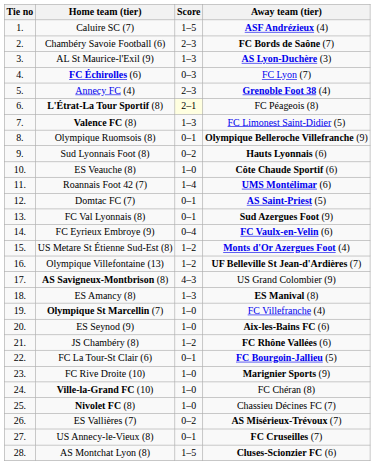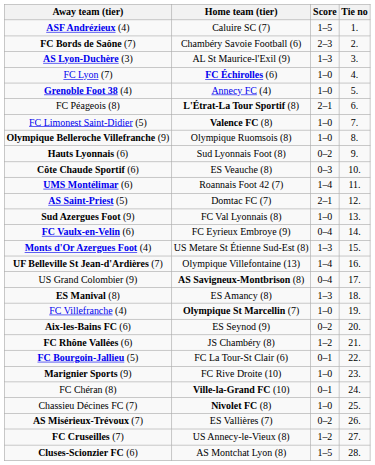columns swapped: (20, 12) <-> (286, 12)
(189, 75) 0–3 -> (325, 75) 1–0
(189, 91) 2–3 -> (325, 91) 1–0
(189, 106) lightyellow background -> (325, 106) no background
(189, 122) 1–3 -> (325, 122) 1–0
(189, 138) 0–1 -> (325, 138) 1–0
(189, 169) 1–0 -> (325, 169) 0–3
(189, 201) 0–1 -> (325, 201) 2–1
(189, 216) 0–1 -> (325, 216) 1–0
(189, 248) 1–2 -> (325, 248) 1–3
(189, 264) 1–2 -> (325, 264) 1–4
(189, 279) 4–3 -> (325, 279) 0–4
(189, 327) 1–0 -> (325, 327) 0–2
(189, 389) 1–0 -> (325, 389) 0–1
(189, 437) 0–1 -> (325, 437) 1–2
